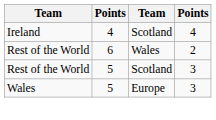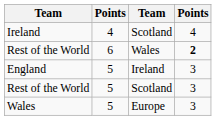(193, 50) normal -> (193, 50) bold
+ row: (27, 69)
